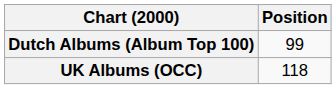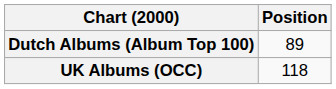(295, 44) 99 -> (295, 44) 89
